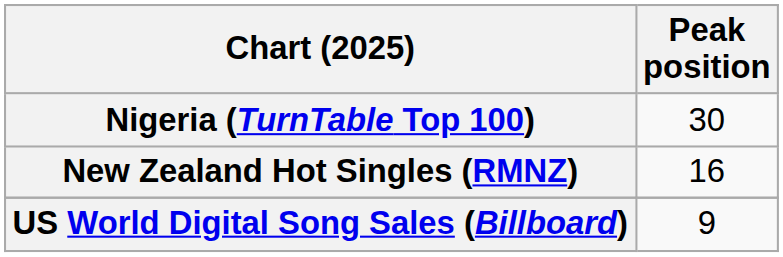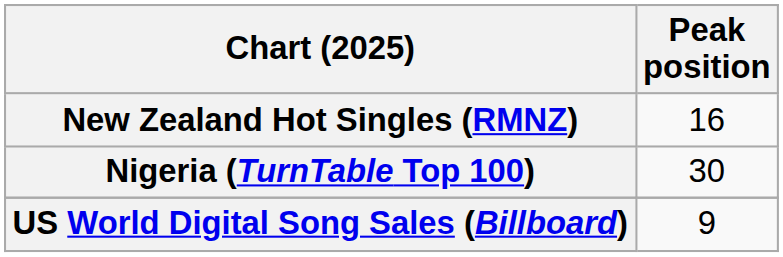rows swapped: (320, 171) <-> (320, 119)
